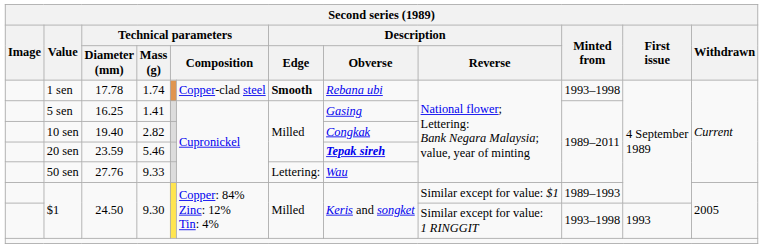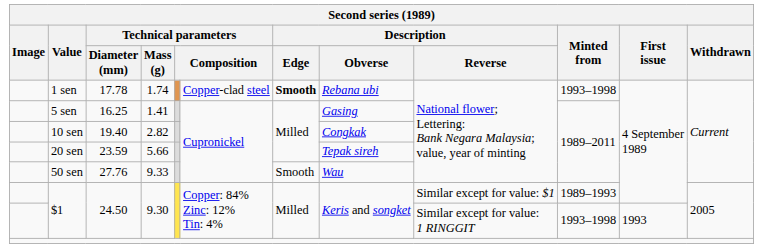(154, 151) 5.46 -> (158, 151) 5.66
(356, 151) bold -> (350, 151) normal
(296, 172) Lettering: -> (295, 172) Smooth
